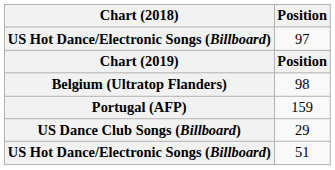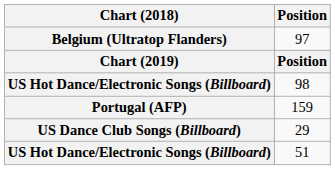(139, 38) US Hot Dance/Electronic Songs (Billboard) -> (139, 38) Belgium (Ultratop Flanders)
(139, 84) Belgium (Ultratop Flanders) -> (139, 84) US Hot Dance/Electronic Songs (Billboard)
